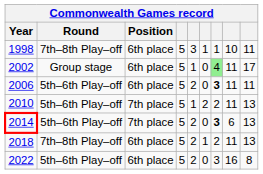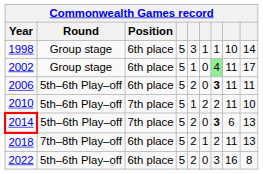(81, 49) 7th–8th Play–off -> (81, 49) Group stage
(249, 49) 11 -> (249, 49) 14
(249, 103) 13 -> (249, 103) 10
